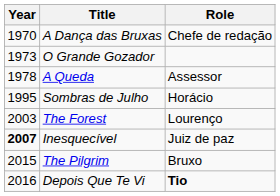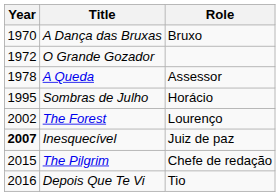(220, 35) Chefe de redação -> (185, 35) Bruxo
(22, 56) 1973 -> (22, 56) 1972
(22, 118) 2003 -> (22, 118) 2002
(185, 160) Bruxo -> (220, 160) Chefe de redação
(178, 181) bold -> (177, 181) normal
